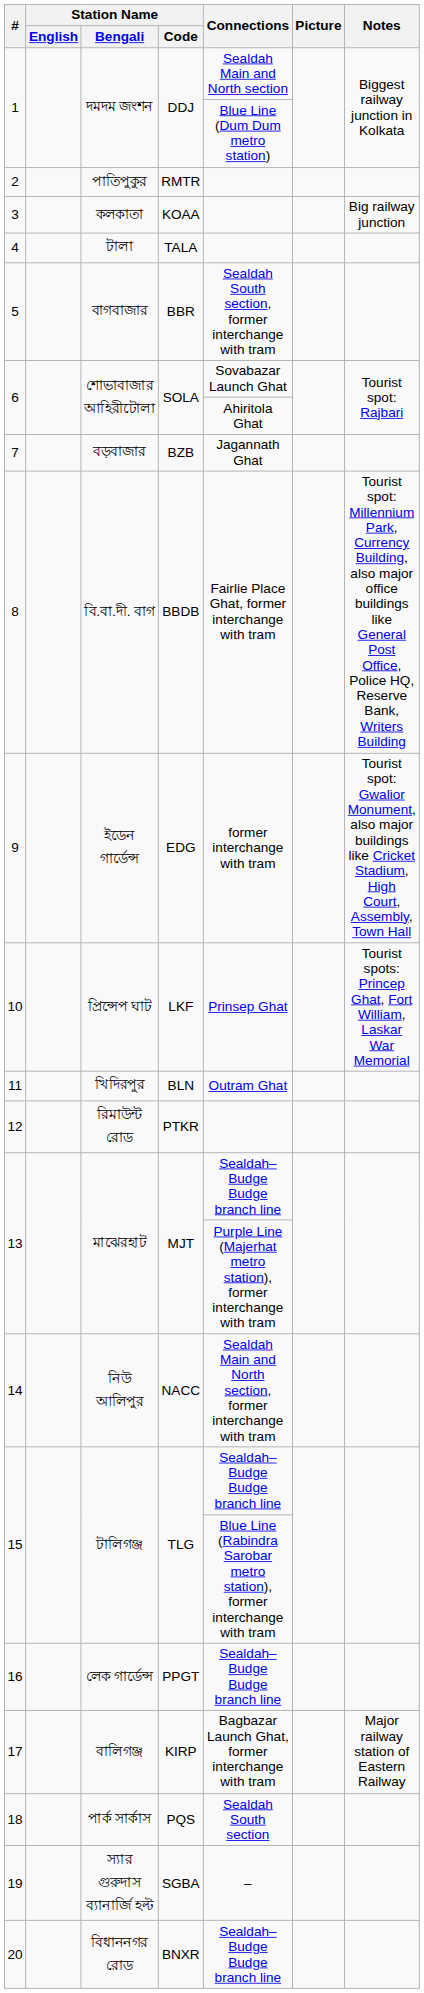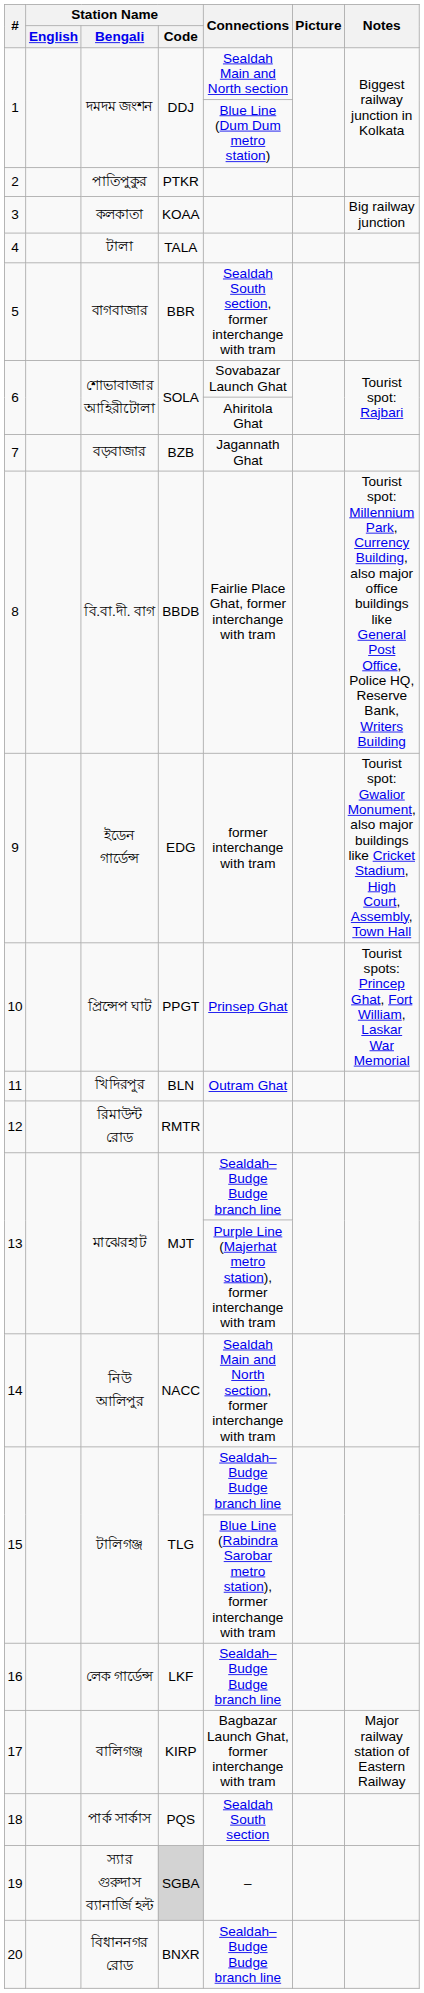(181, 181) RMTR -> (181, 181) PTKR
(181, 1007) LKF -> (181, 1007) PPGT
(181, 1126) PTKR -> (181, 1126) RMTR
(181, 1676) PPGT -> (181, 1676) LKF
(181, 1883) no background -> (181, 1883) lightgrey background
